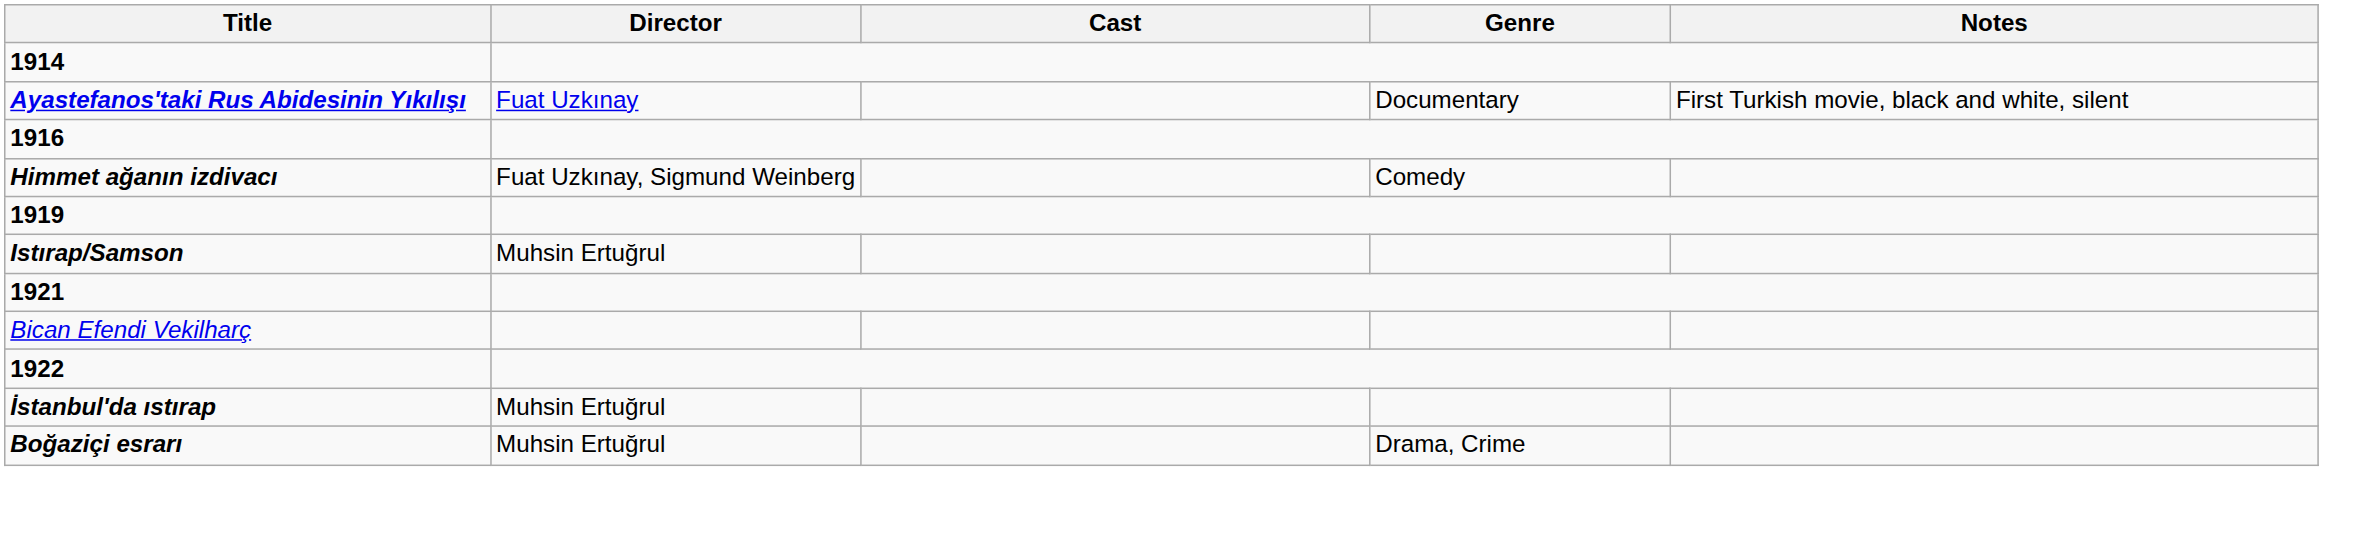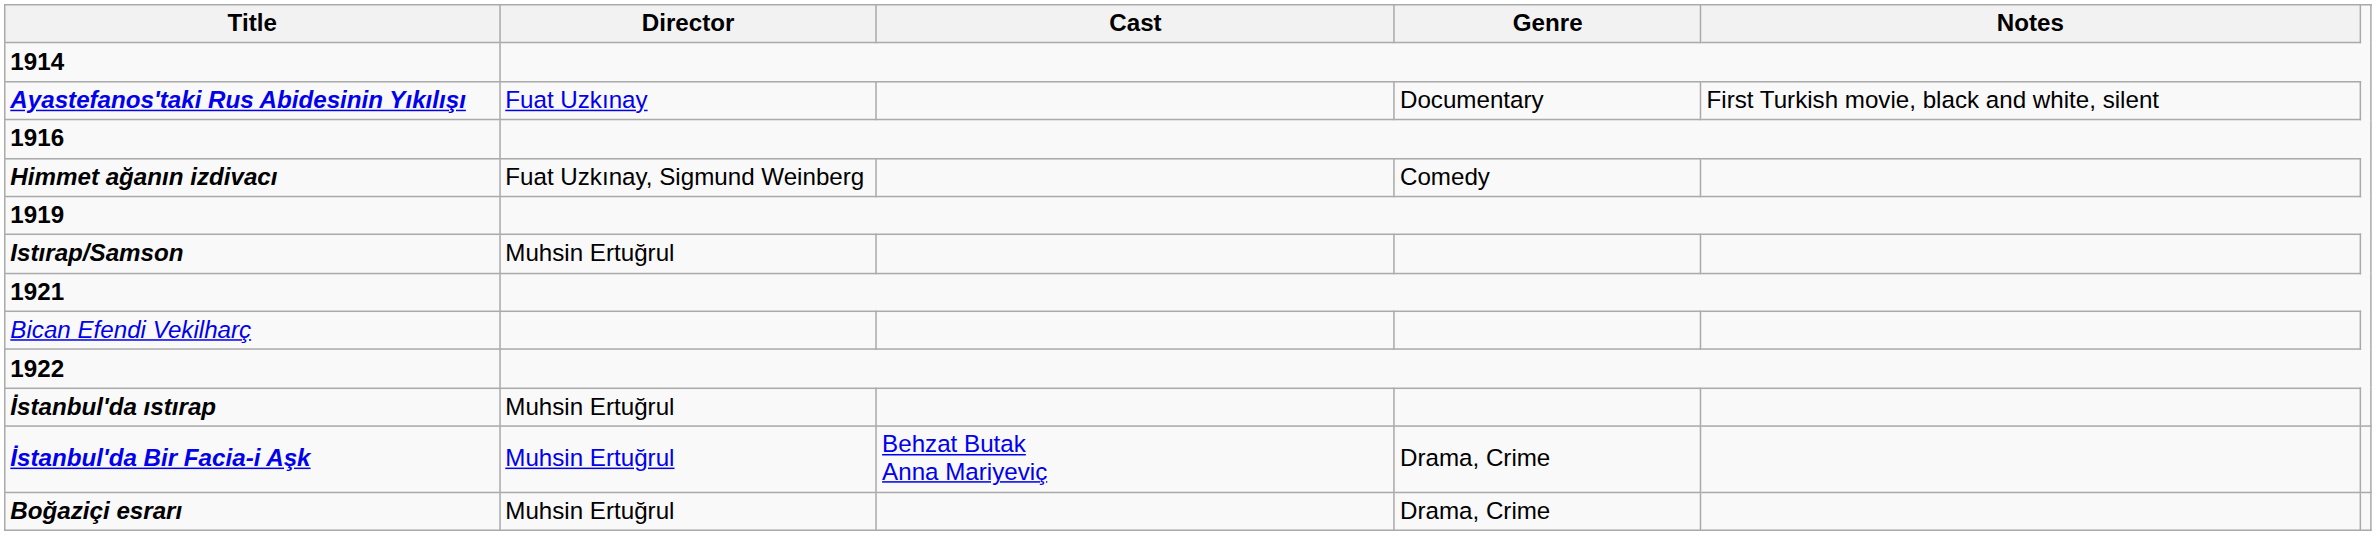+ row: (160, 458)
